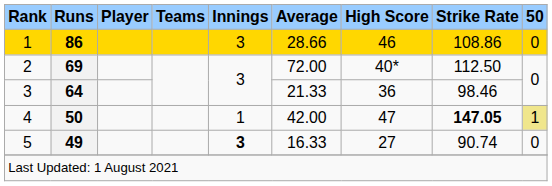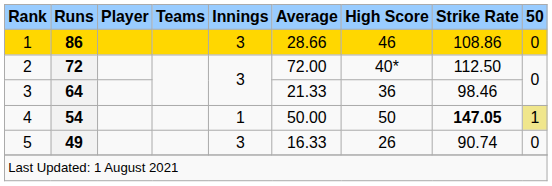(74, 67) 69 -> (74, 67) 72
(74, 117) 50 -> (74, 117) 54
(307, 117) 42.00 -> (307, 117) 50.00
(387, 117) 47 -> (387, 117) 50
(240, 142) bold -> (240, 142) normal
(387, 142) 27 -> (387, 142) 26
